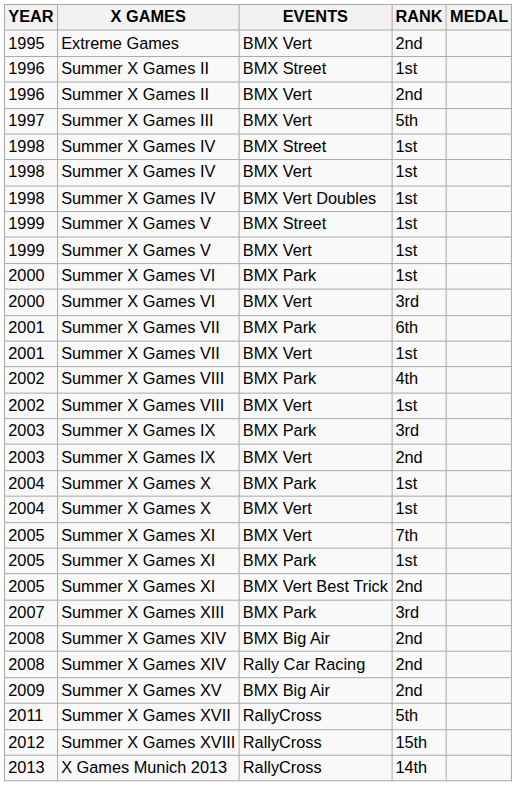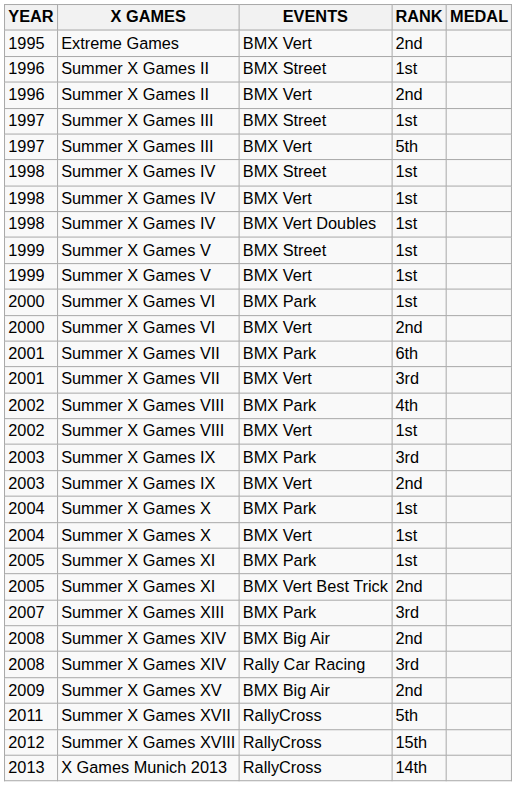+ row: (26, 120)
(407, 302) 3rd -> (409, 328) 2nd
(406, 353) 1st -> (407, 379) 3rd
- row: (26, 535)
(409, 664) 2nd -> (407, 664) 3rd
